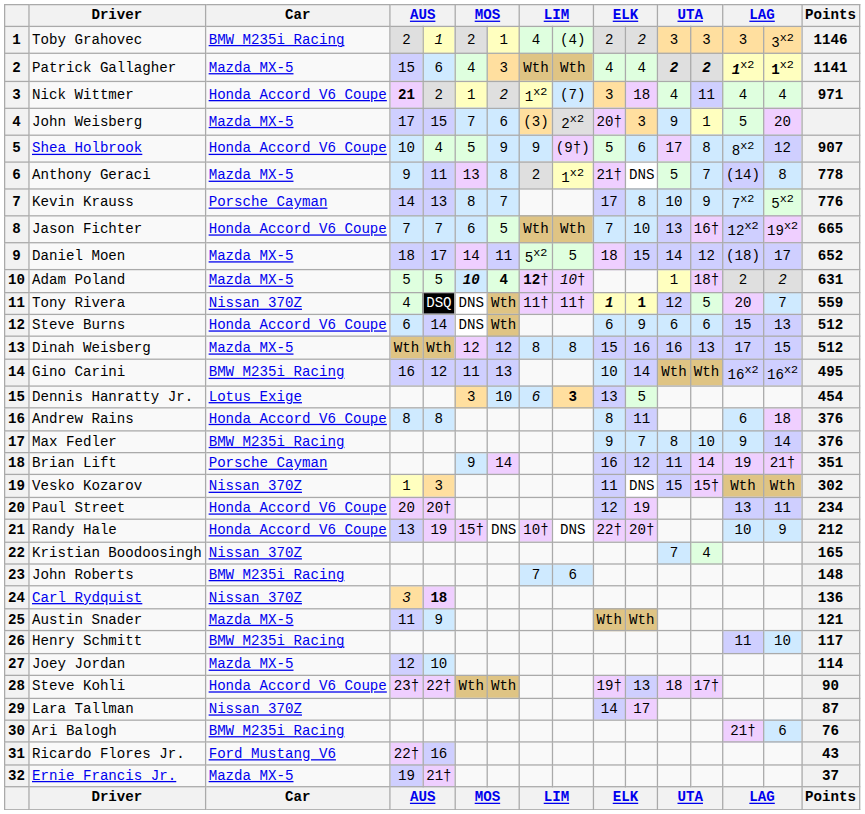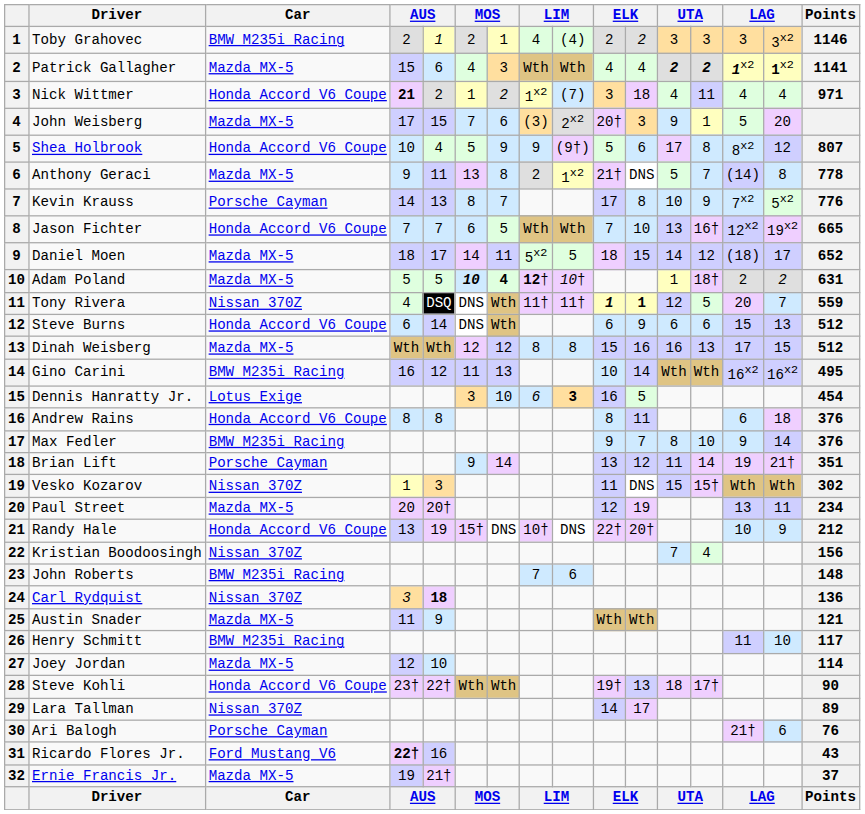(830, 148) 907 -> (830, 148) 807
(609, 397) 13 -> (609, 397) 16
(609, 464) 16 -> (609, 464) 13
(298, 508) Honda Accord V6 Coupe -> (251, 508) Mazda MX-5
(830, 553) 165 -> (830, 553) 156
(830, 709) 87 -> (830, 709) 89
(277, 731) BMW M235i Racing -> (268, 731) Porsche Cayman
(406, 754) normal -> (406, 754) bold
